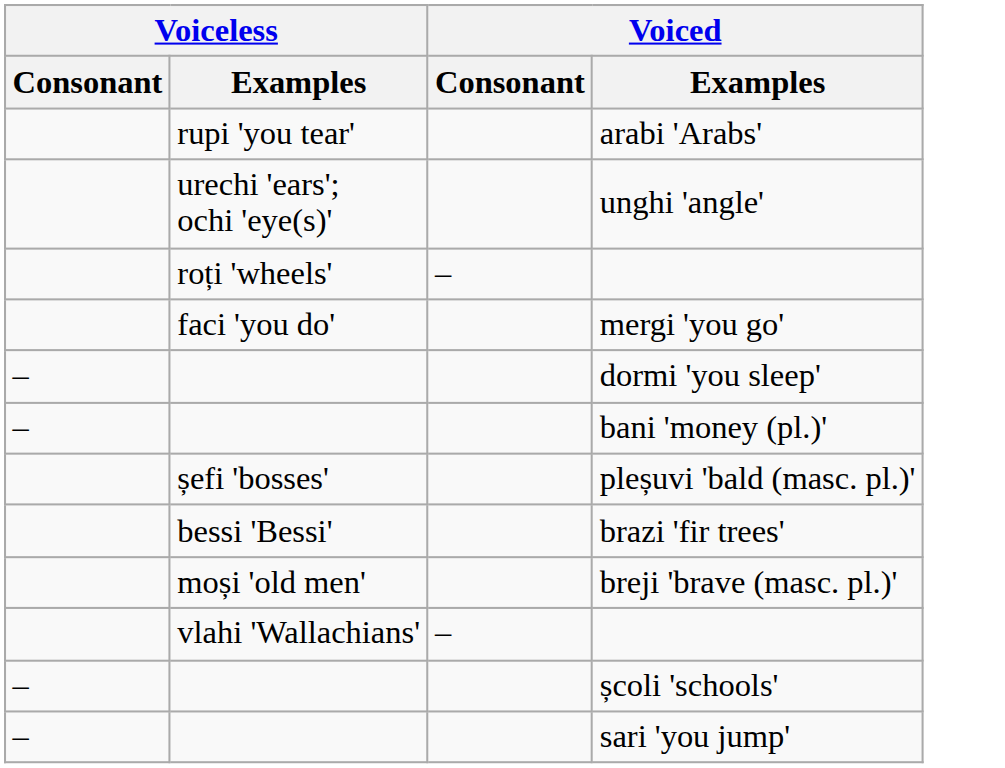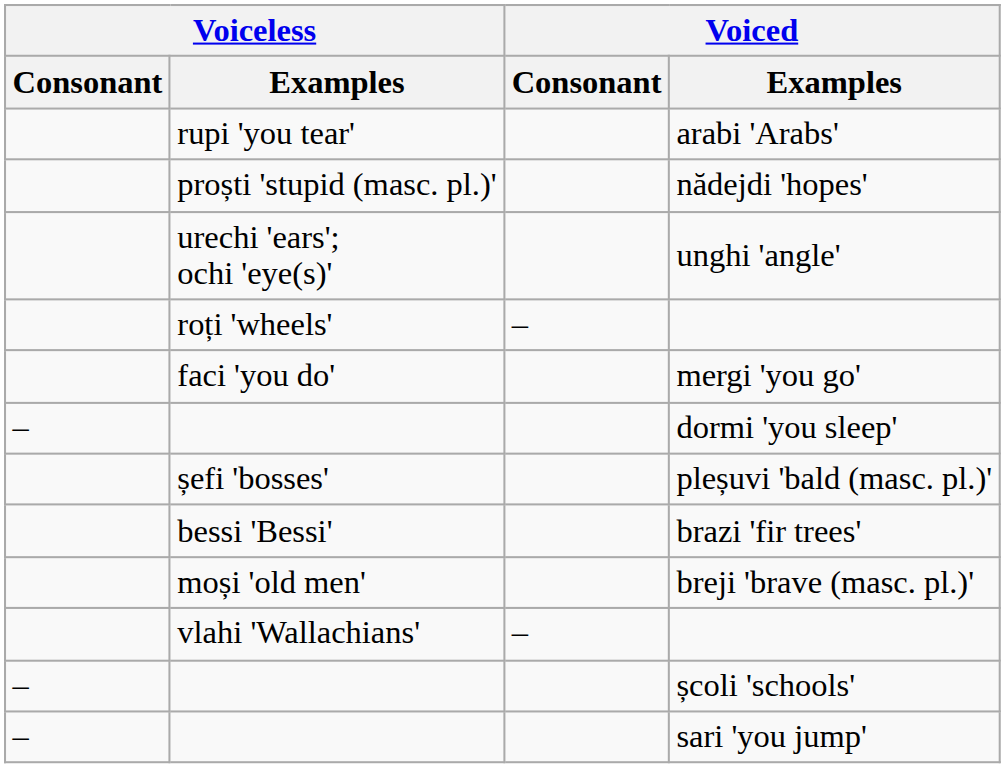+ row: (337, 184)
- row: (299, 428)
